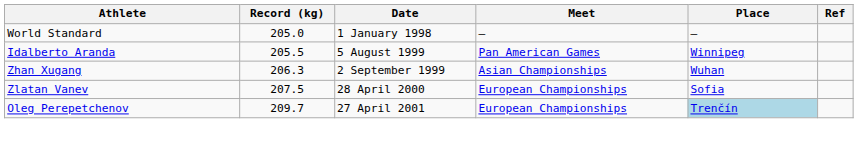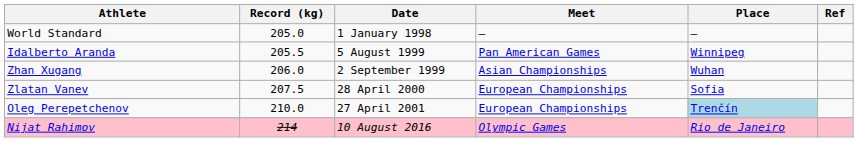(287, 70) 206.3 -> (287, 70) 206.0
(287, 108) 209.7 -> (287, 108) 210.0
+ row: (51, 127)
